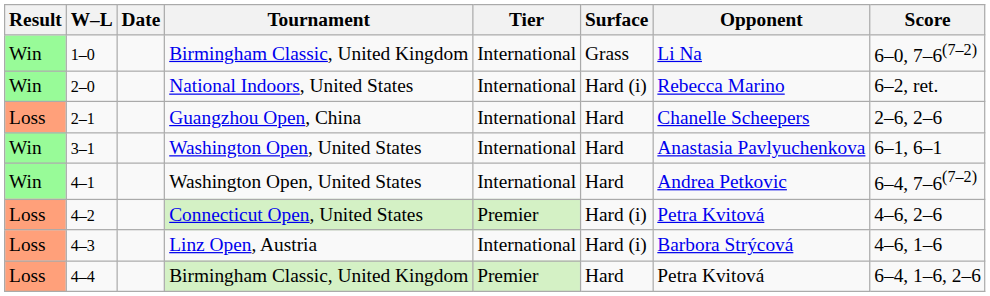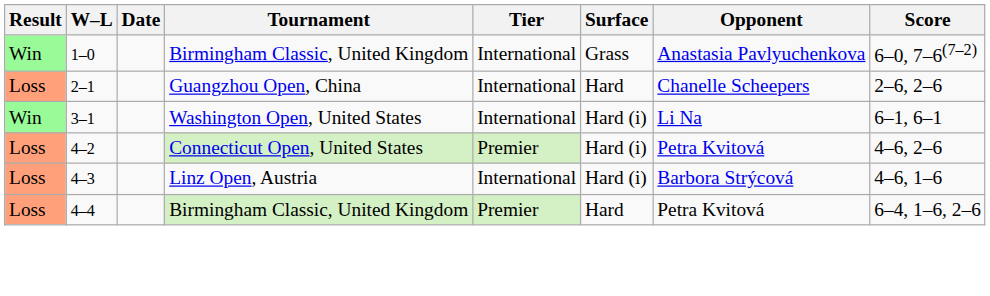(680, 53) Li Na -> (761, 53) Anastasia Pavlyuchenkova
- row: (83, 87)
(604, 147) Hard -> (616, 117) Hard (i)
(761, 147) Anastasia Pavlyuchenkova -> (680, 117) Li Na
- row: (83, 182)
